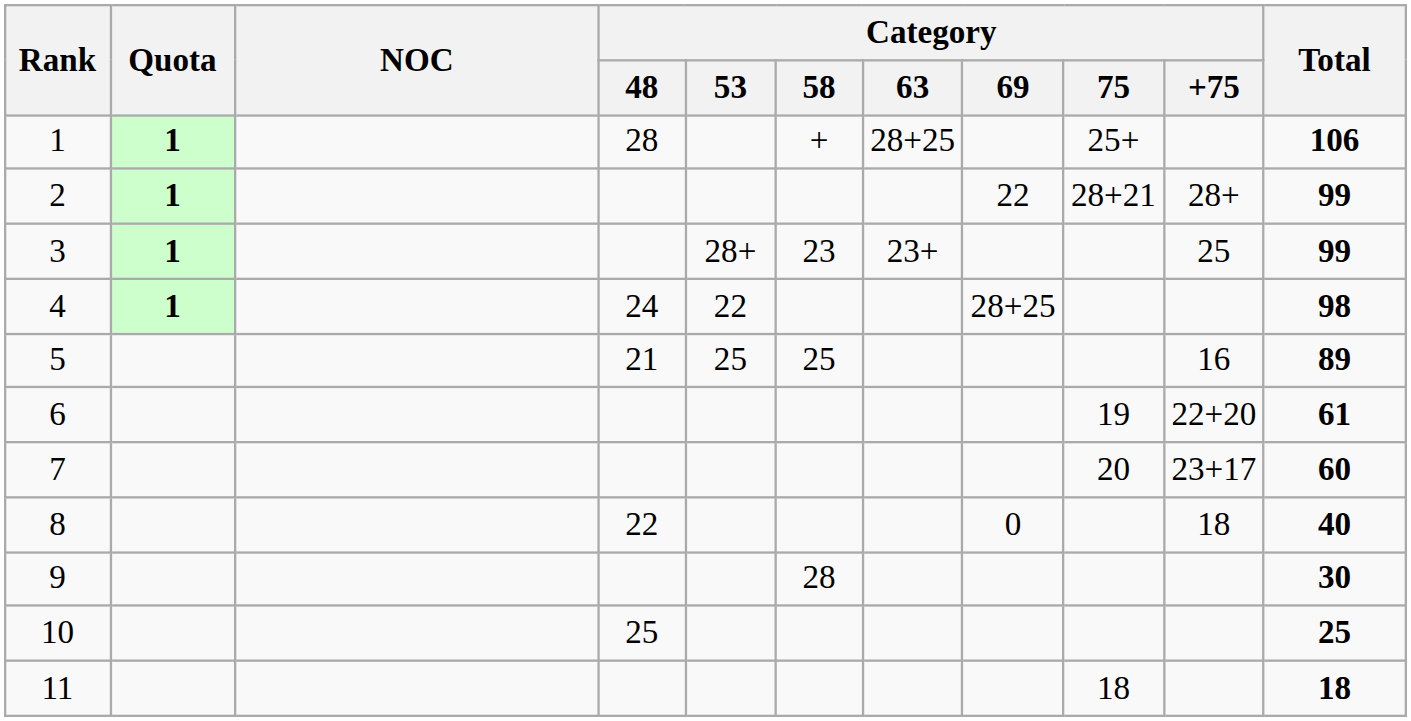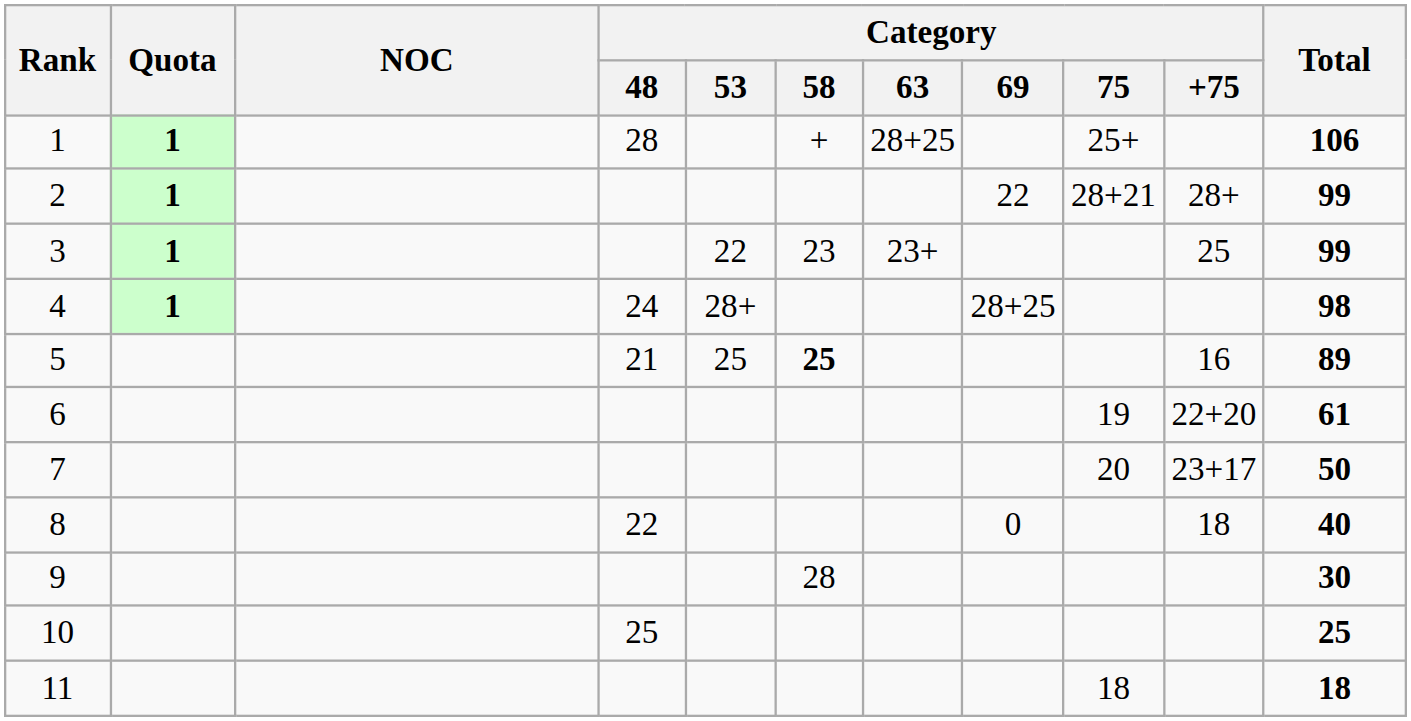(730, 250) 28+ -> (730, 250) 22
(730, 305) 22 -> (730, 305) 28+
(819, 359) normal -> (819, 359) bold
(1334, 469) 60 -> (1334, 469) 50
